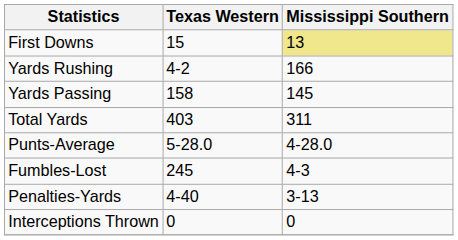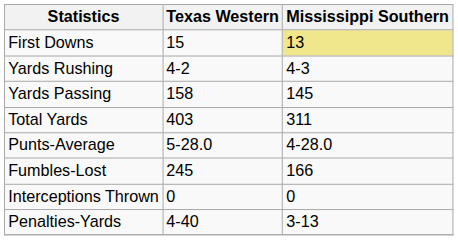(300, 68) 166 -> (298, 68) 4-3
(298, 171) 4-3 -> (300, 171) 166
rows swapped: (84, 222) <-> (65, 196)
